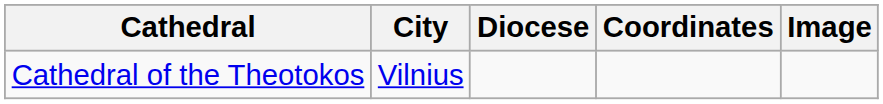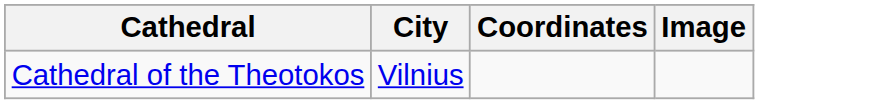- column: (533, 27)
